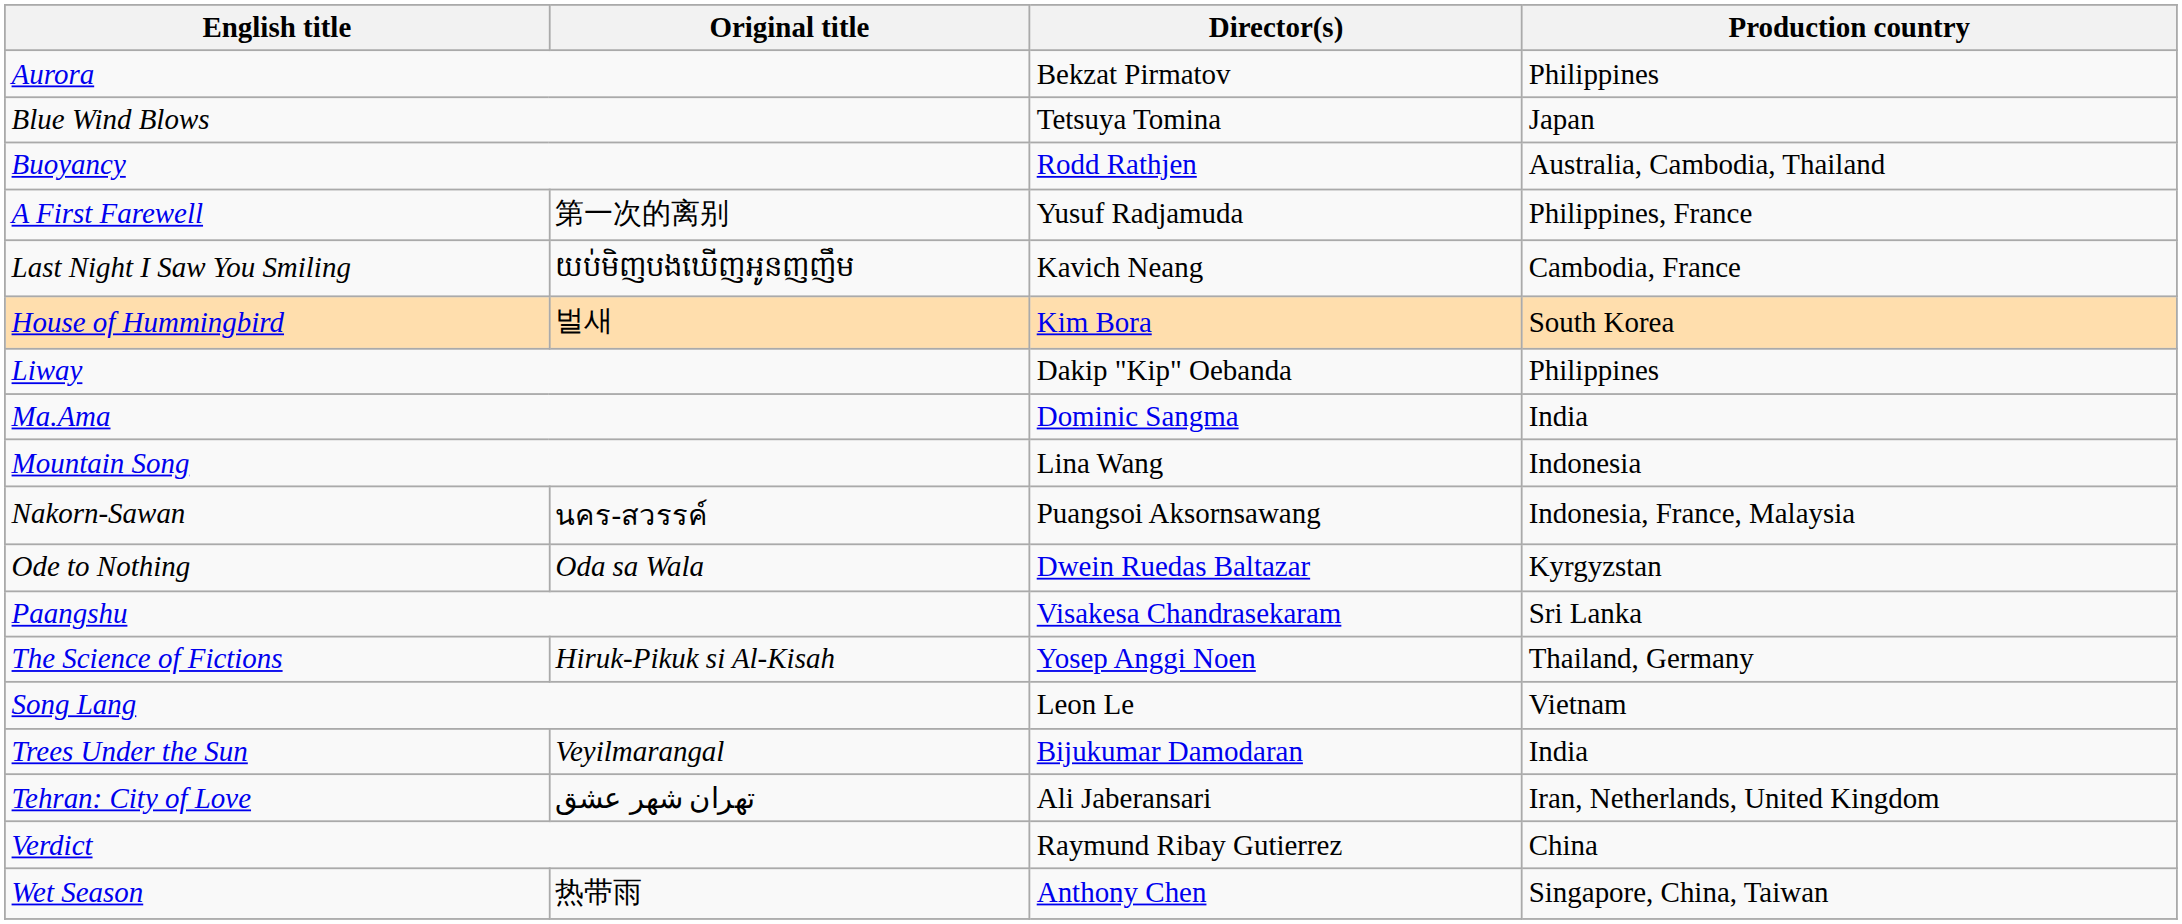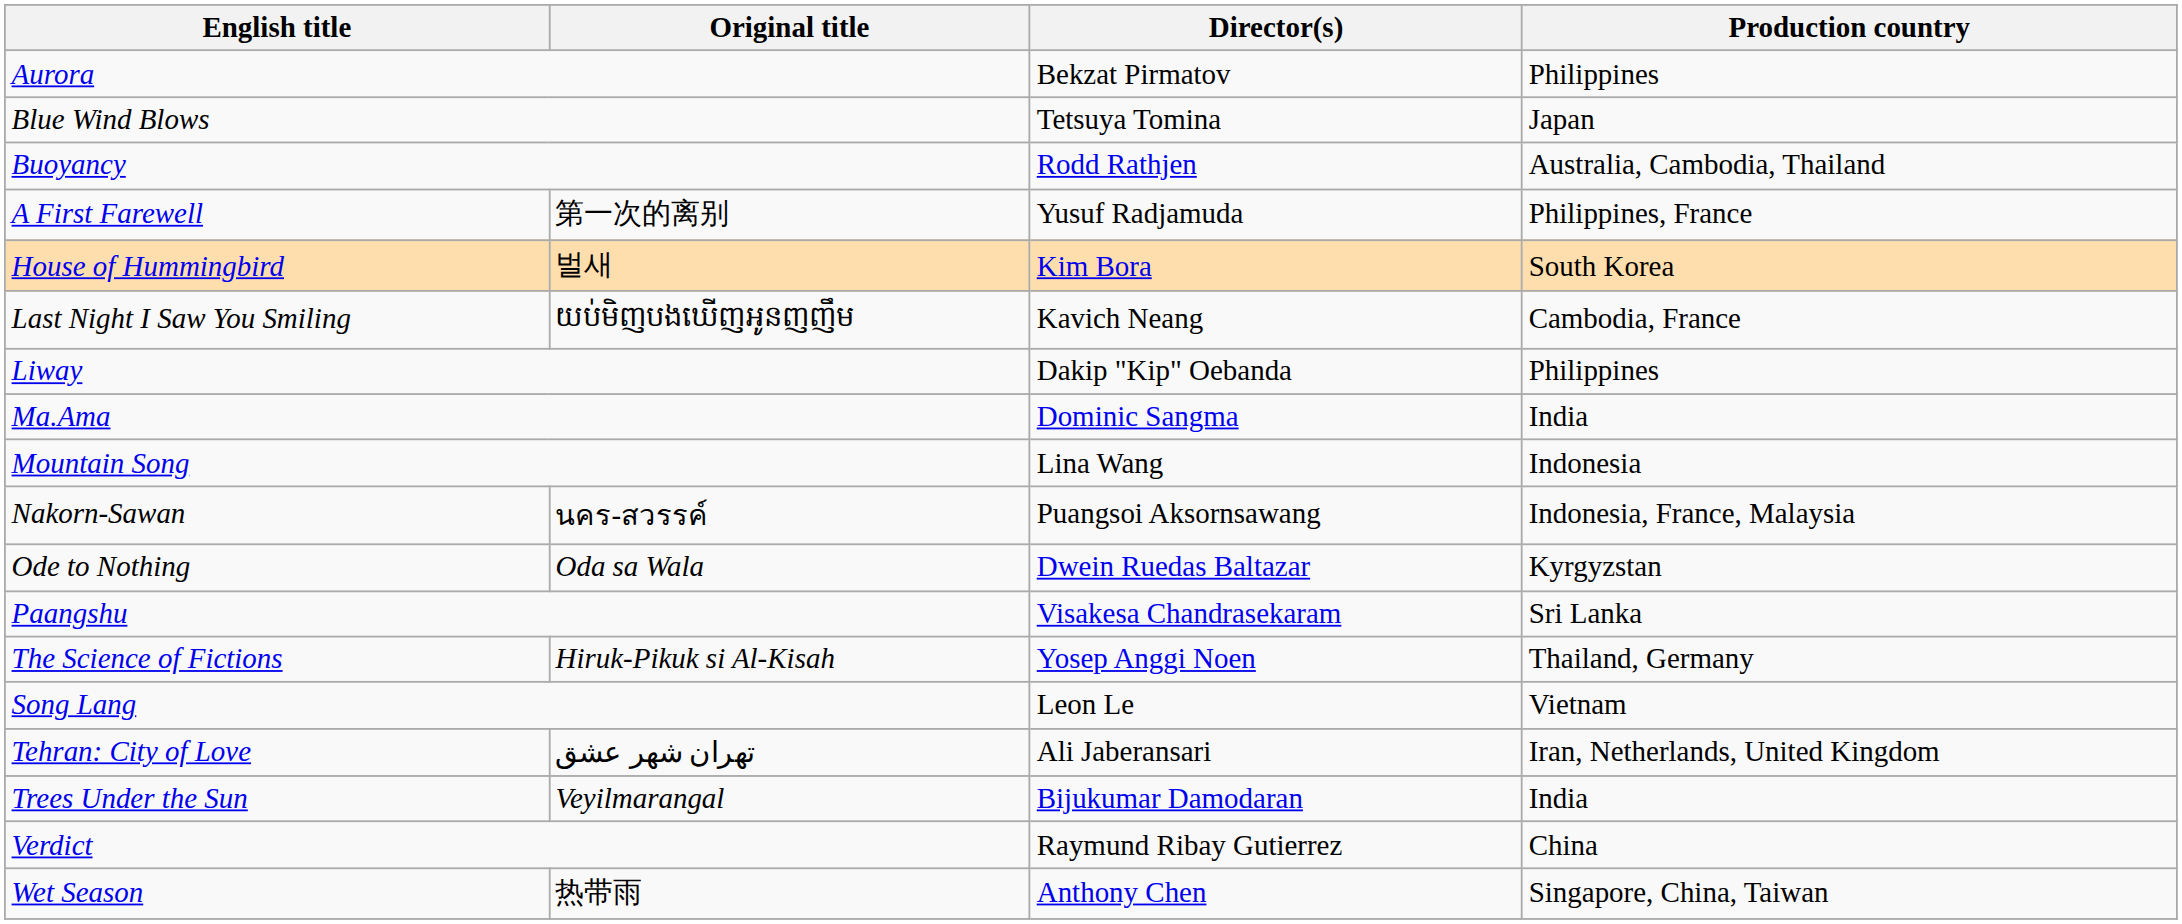rows swapped: (148, 322) <-> (181, 267)
rows swapped: (131, 797) <-> (130, 750)
